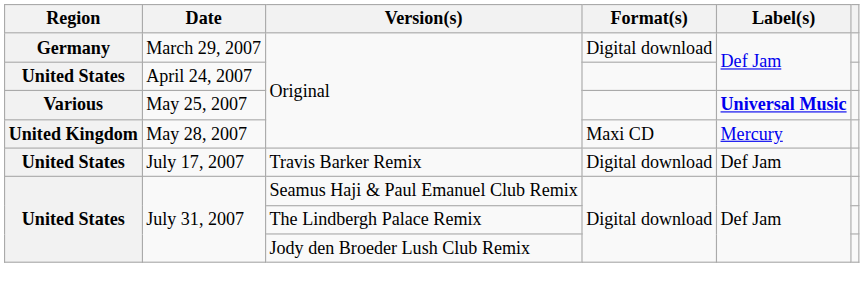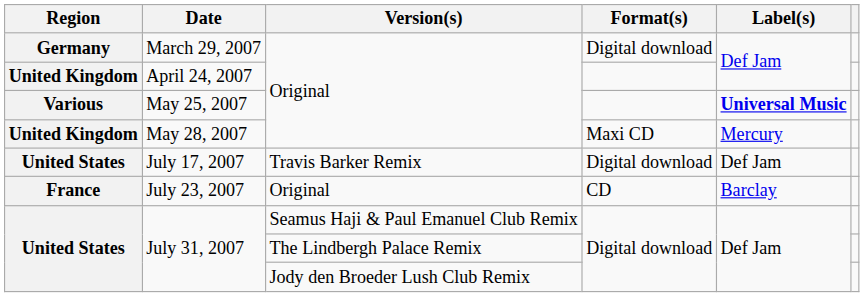(73, 76) United States -> (73, 76) United Kingdom
+ row: (195, 190)
